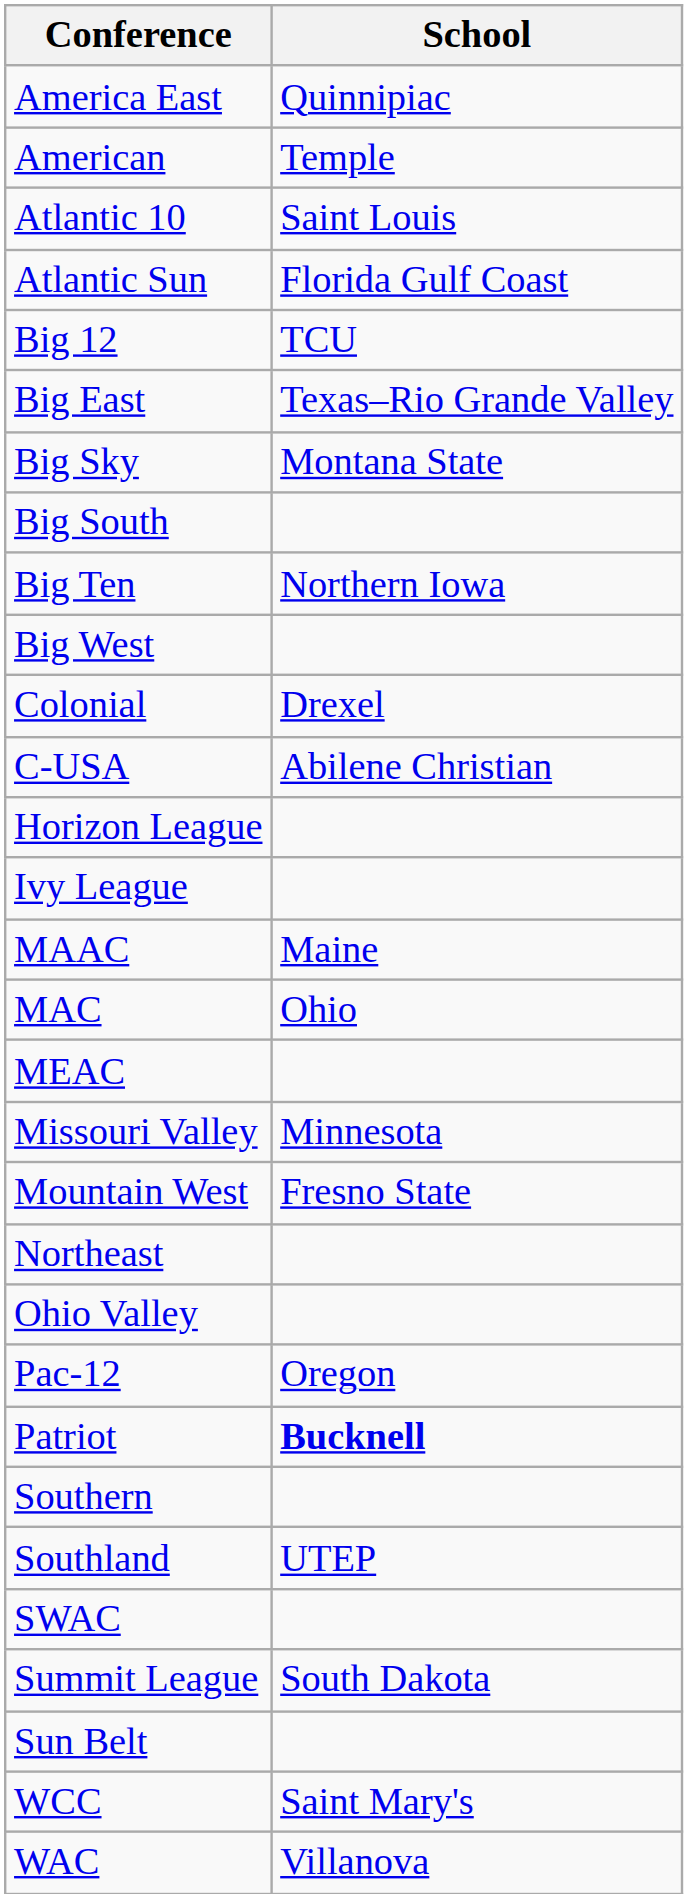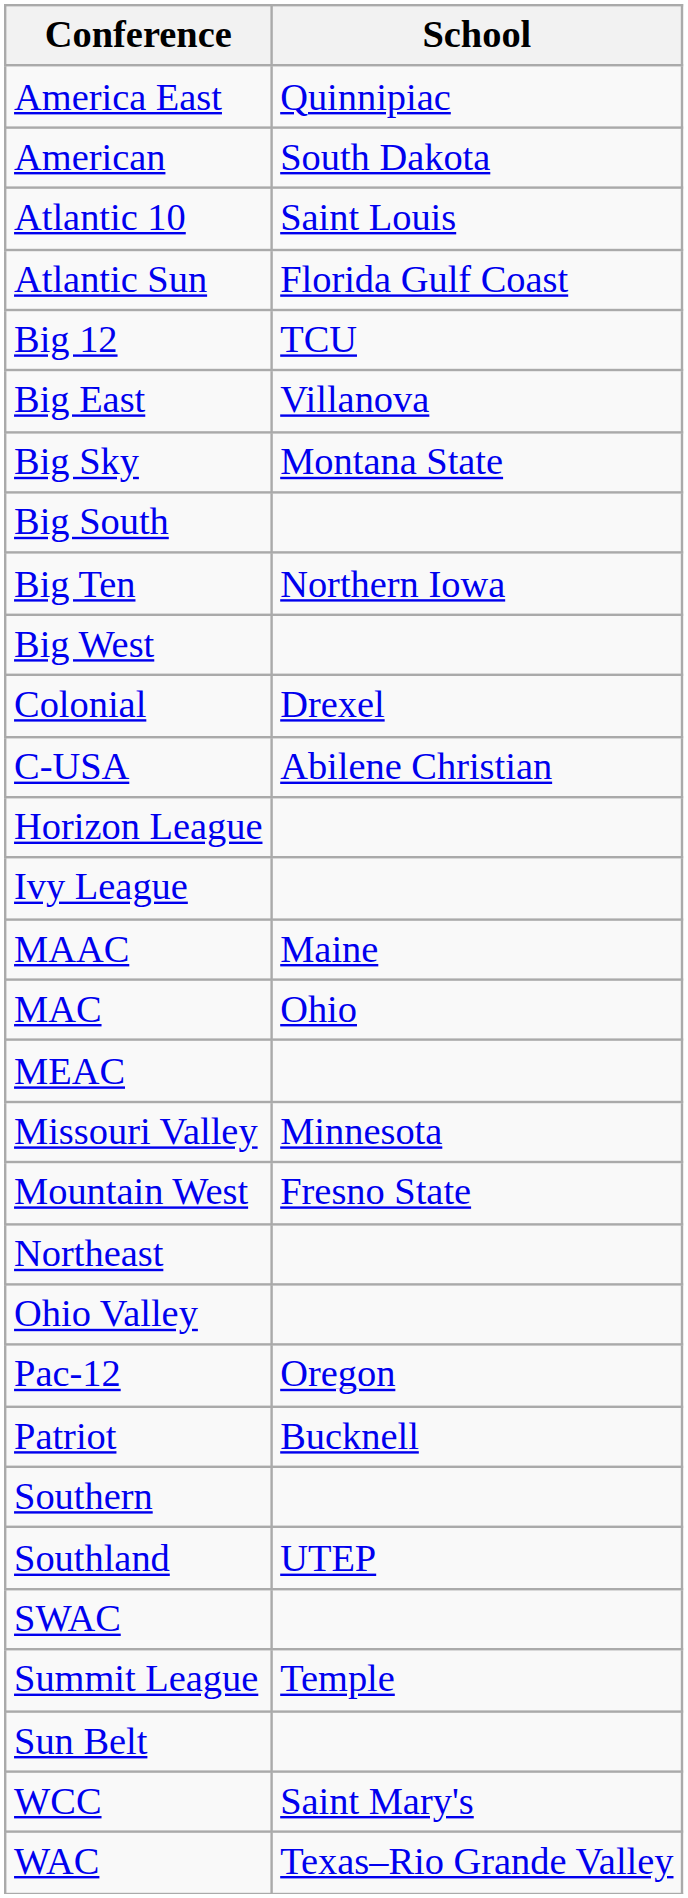(337, 156) Temple -> (385, 156) South Dakota
(477, 400) Texas–Rio Grande Valley -> (355, 400) Villanova
(353, 1435) bold -> (350, 1435) normal
(385, 1679) South Dakota -> (337, 1679) Temple
(355, 1861) Villanova -> (477, 1861) Texas–Rio Grande Valley
